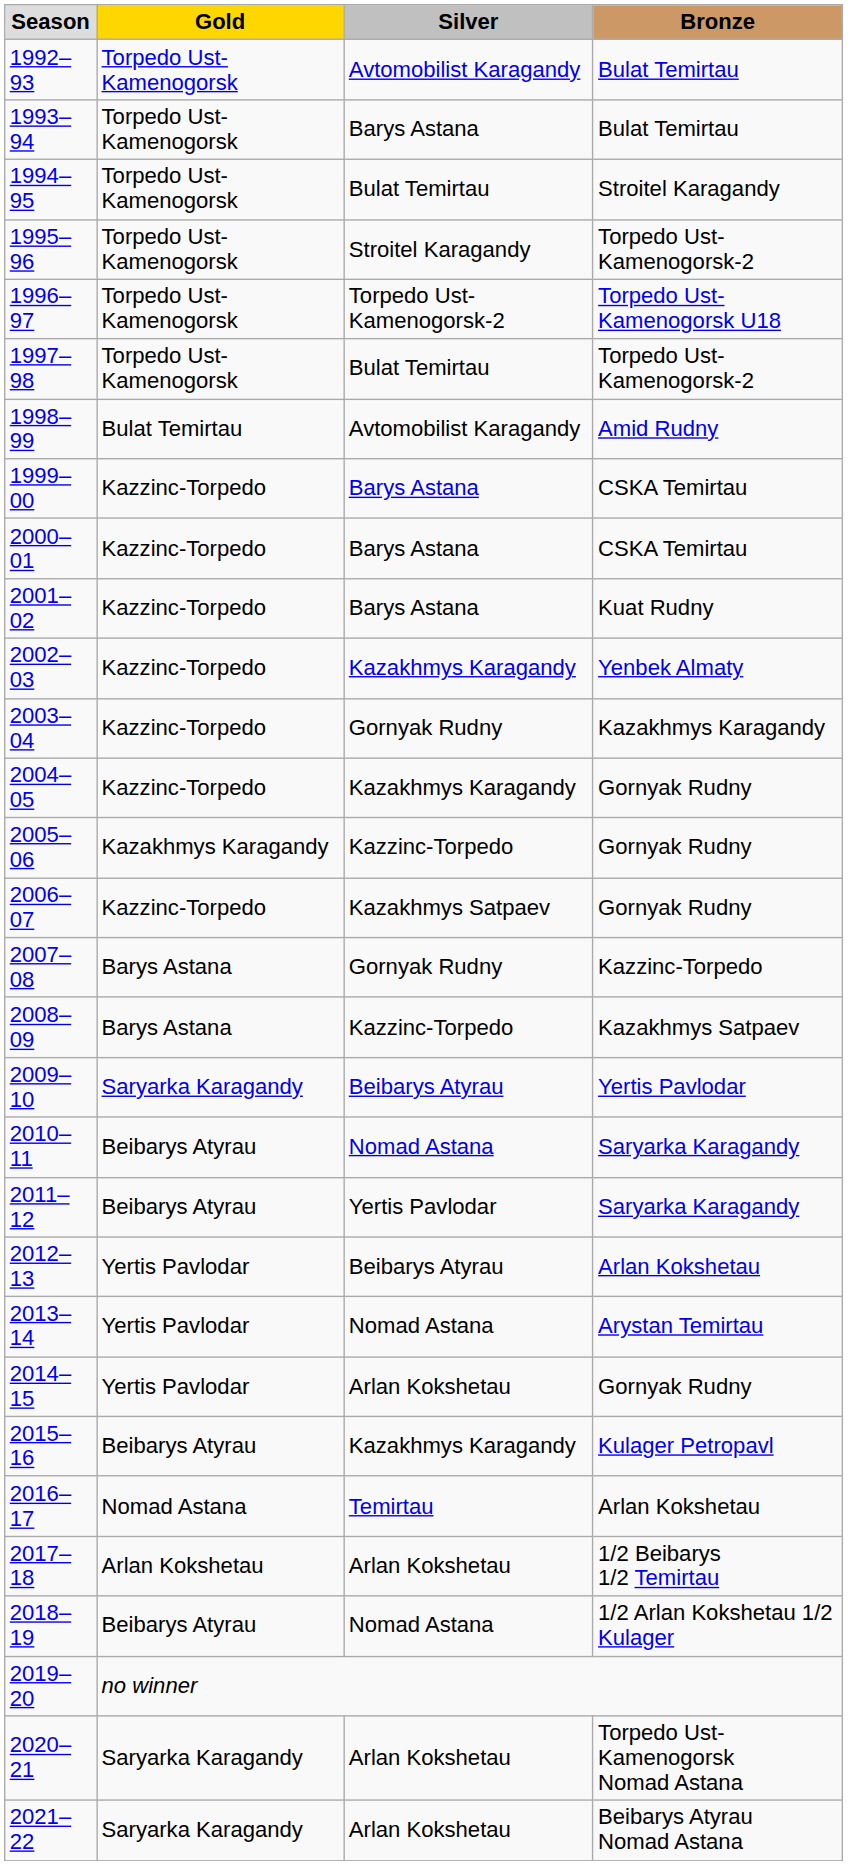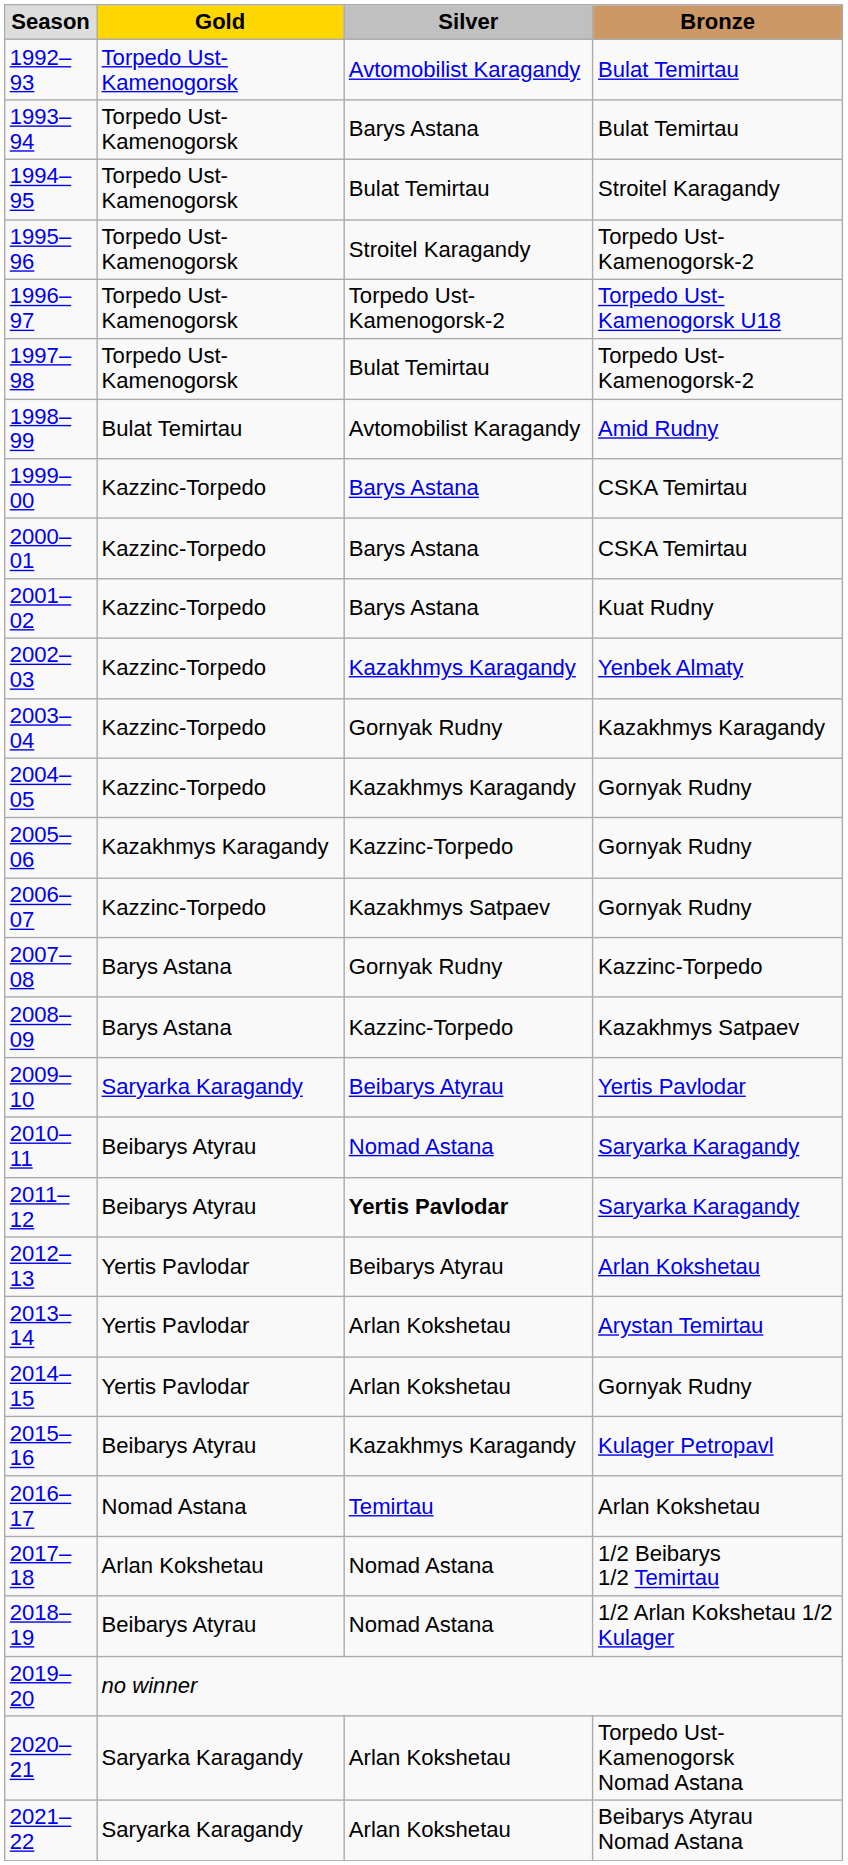(423, 1206) normal -> (429, 1206) bold
(421, 1326) Nomad Astana -> (430, 1326) Arlan Kokshetau
(430, 1565) Arlan Kokshetau -> (421, 1565) Nomad Astana
